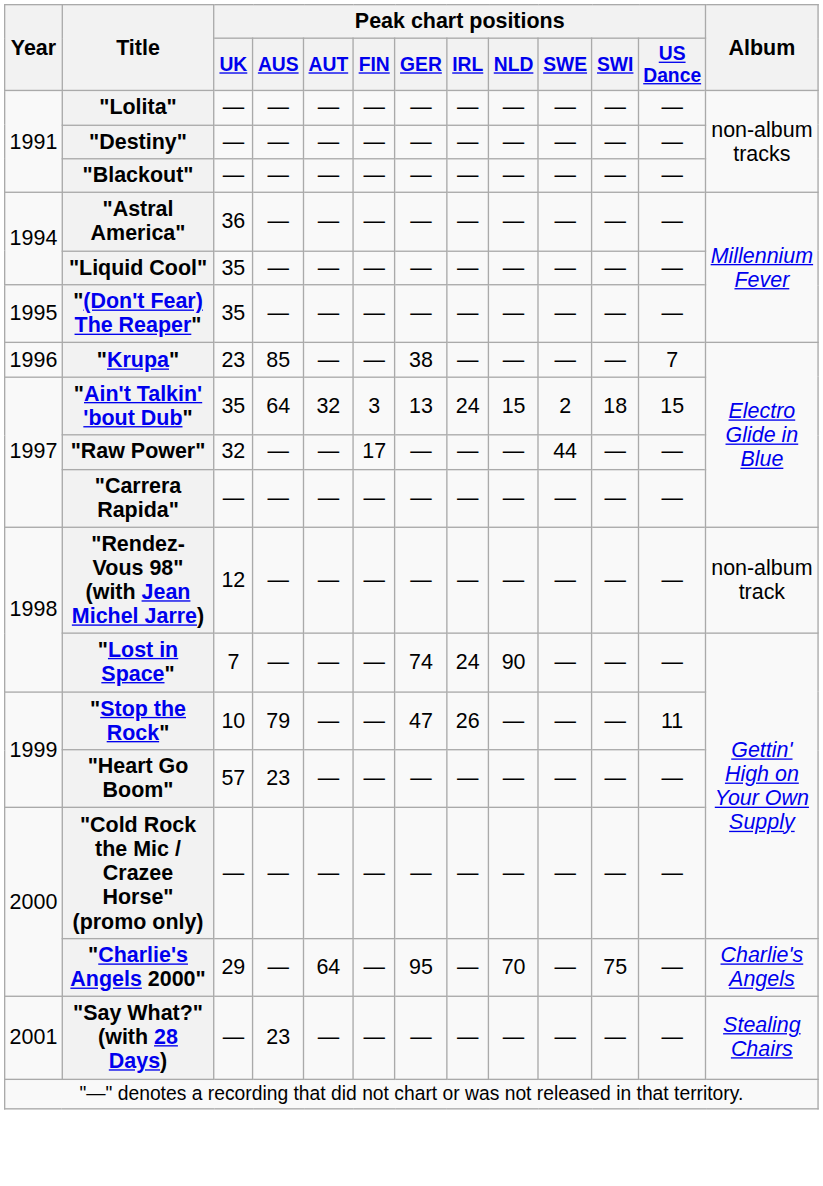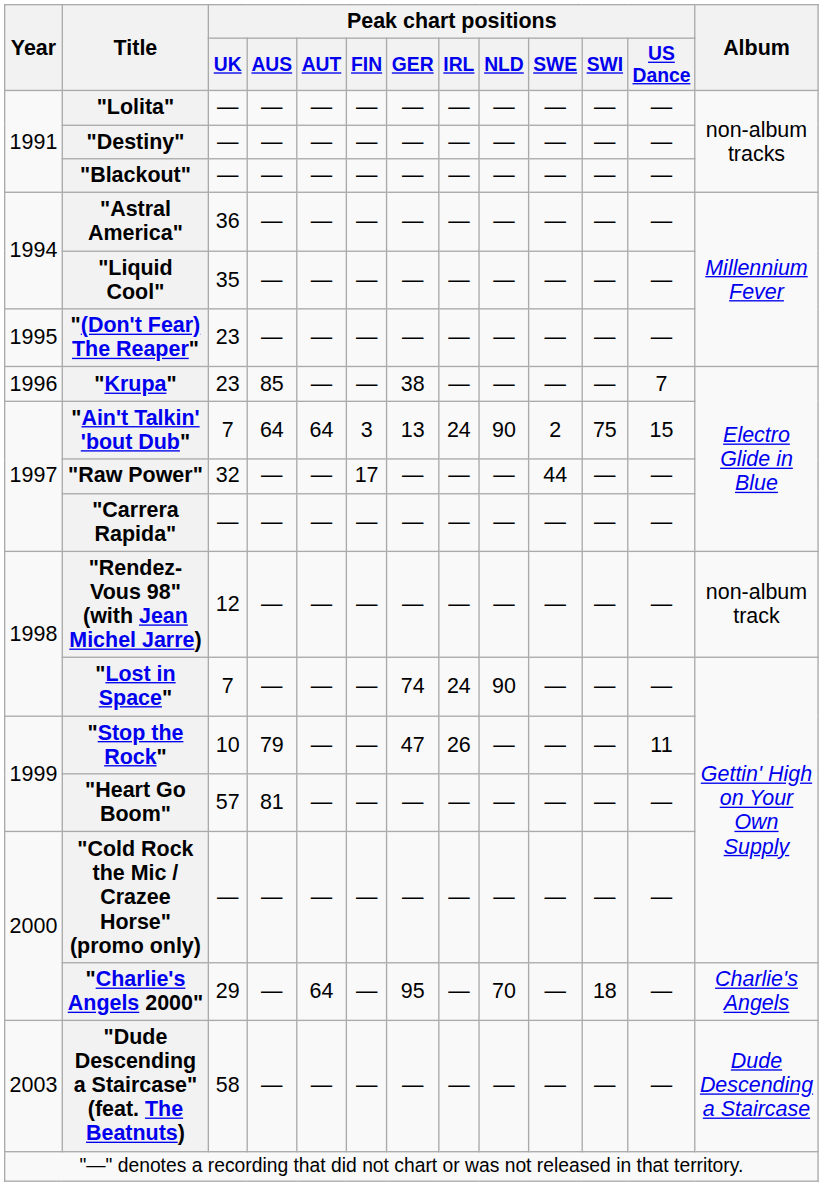(233, 313) 35 -> (228, 337) 23
(233, 405) 35 -> (228, 429) 7
(328, 405) 32 -> (321, 429) 64
(514, 405) 15 -> (504, 429) 90
(615, 405) 18 -> (605, 429) 75
(278, 778) 23 -> (272, 802) 81
(615, 967) 75 -> (605, 991) 18
- row: (138, 1037)
+ row: (135, 1085)
